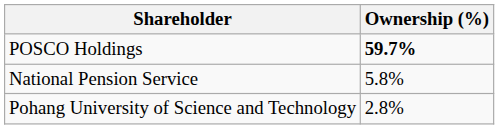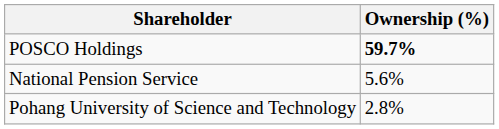(384, 78) 5.8% -> (384, 78) 5.6%
